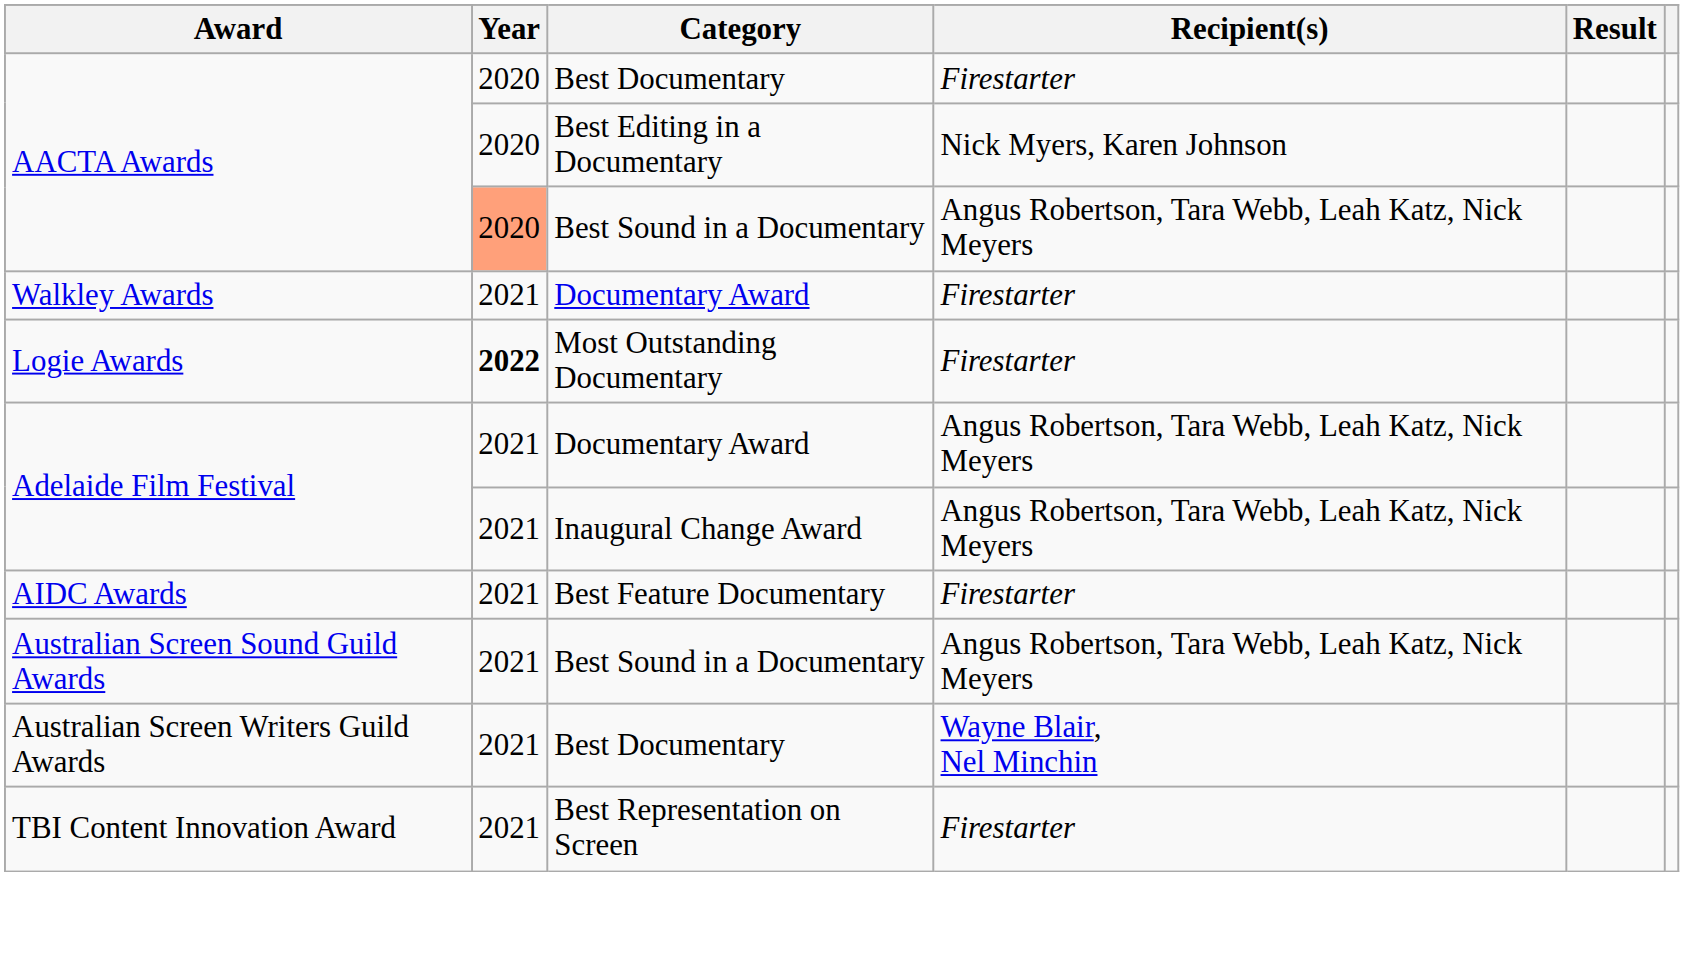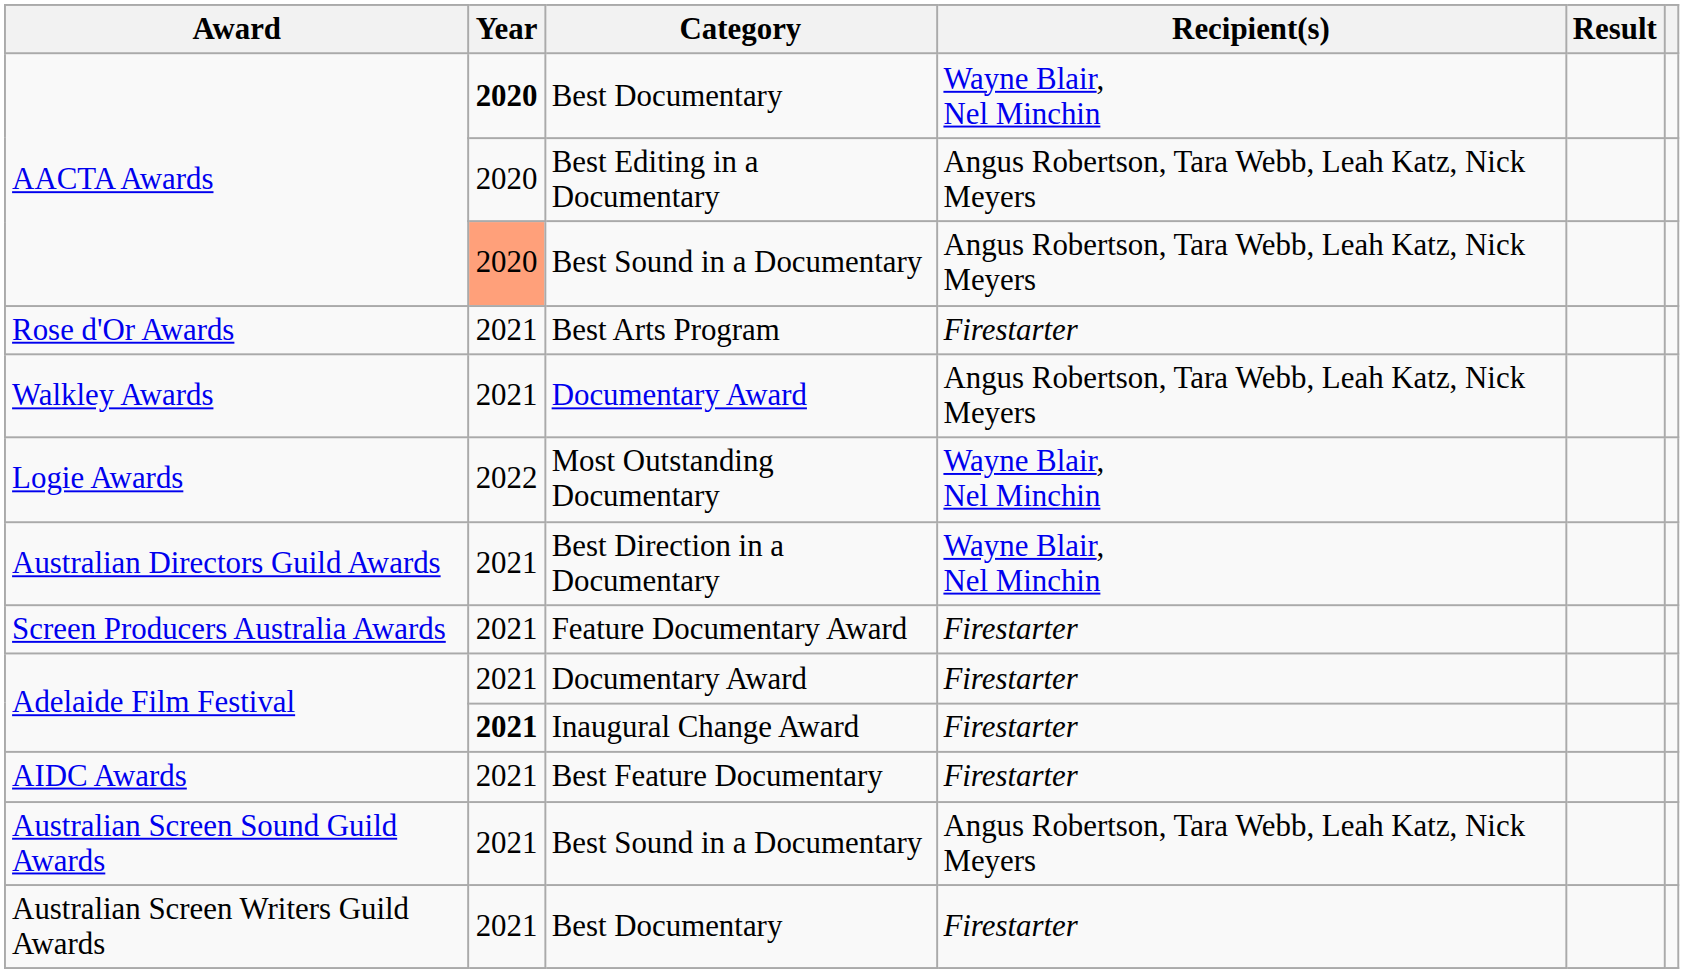(509, 77) normal -> (507, 95) bold
(1008, 77) Firestarter -> (1024, 95) Wayne Blair, Nel Minchin
(1114, 144) Nick Myers, Karen Johnson -> (1234, 179) Angus Robertson, Tara Webb, Leah Katz, Nick Meyers
+ row: (123, 329)
(1008, 294) Firestarter -> (1234, 395) Angus Robertson, Tara Webb, Leah Katz, Nick Meyers
(509, 360) bold -> (507, 479) normal
(1008, 360) Firestarter -> (1024, 479) Wayne Blair, Nel Minchin
+ row: (226, 562)
+ row: (229, 629)
(1231, 444) Angus Robertson, Tara Webb, Leah Katz, Nick Meyers -> (1011, 678) Firestarter
(509, 528) normal -> (507, 727) bold
(1231, 528) Angus Robertson, Tara Webb, Leah Katz, Nick Meyers -> (1011, 727) Firestarter
(1021, 744) Wayne Blair, Nel Minchin -> (1011, 926) Firestarter
- row: (204, 828)
